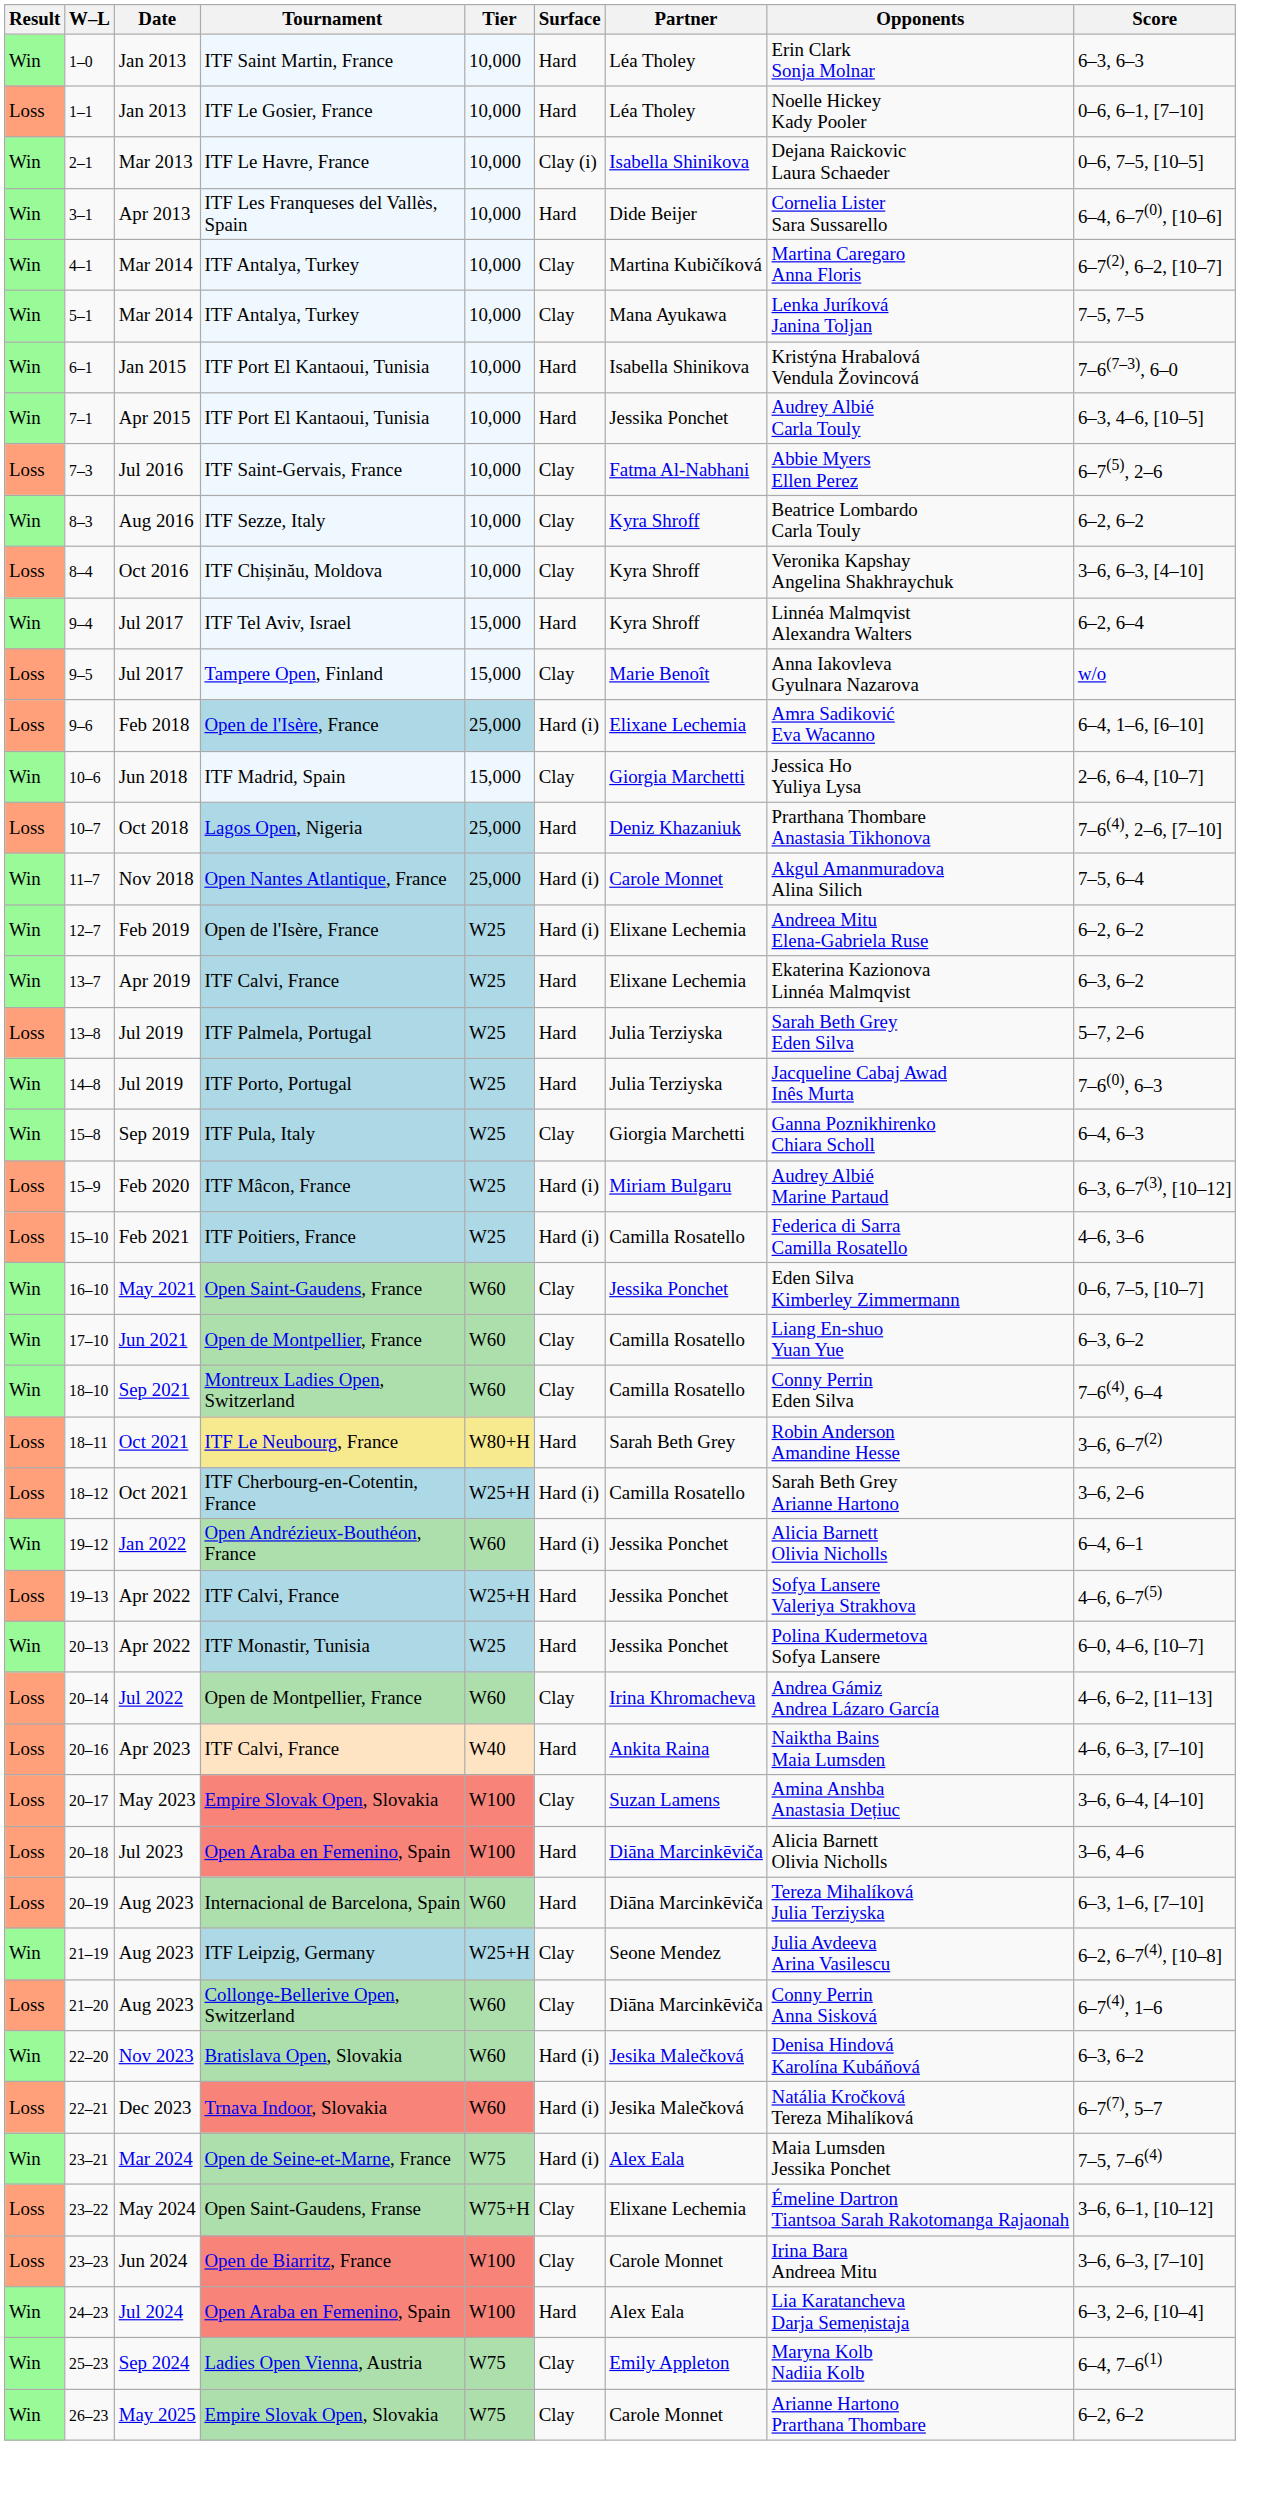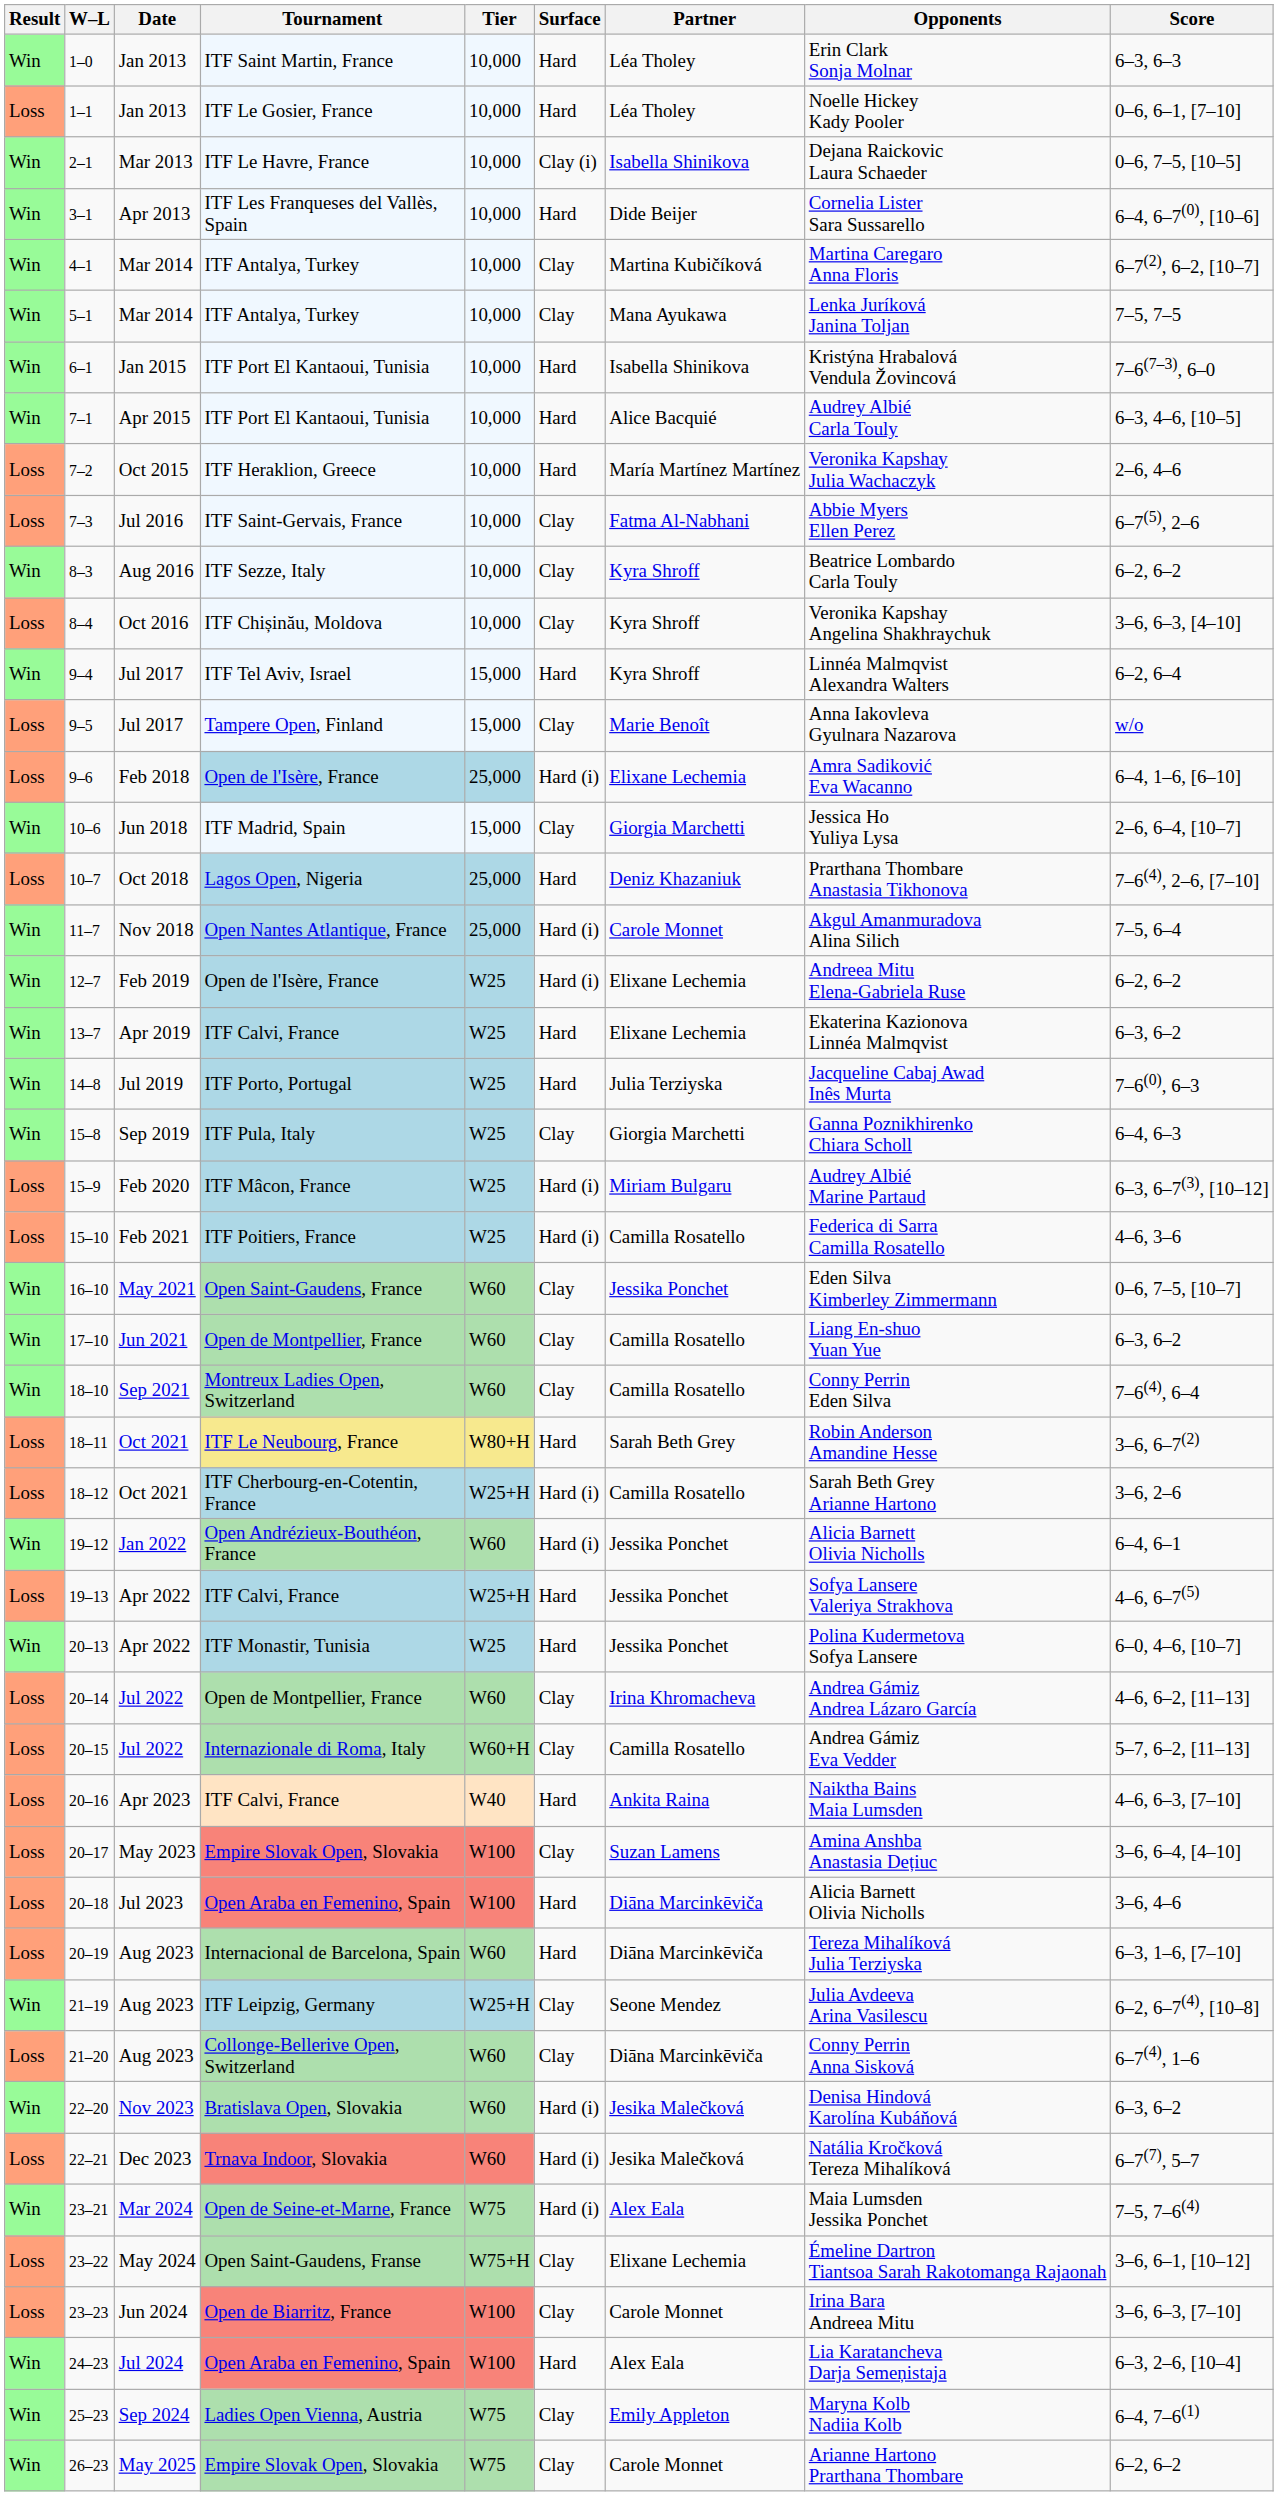(669, 418) Jessika Ponchet -> (663, 418) Alice Bacquié
+ row: (81, 470)
- row: (85, 1033)
+ row: (89, 1750)
